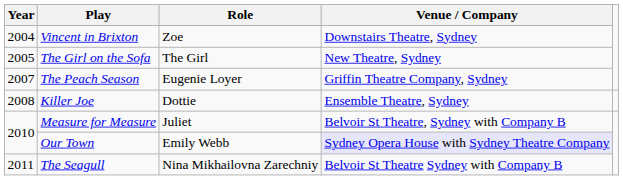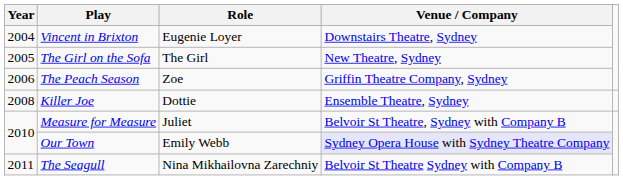(173, 36) Zoe -> (202, 36) Eugenie Loyer
(21, 79) 2007 -> (21, 79) 2006
(202, 79) Eugenie Loyer -> (173, 79) Zoe
